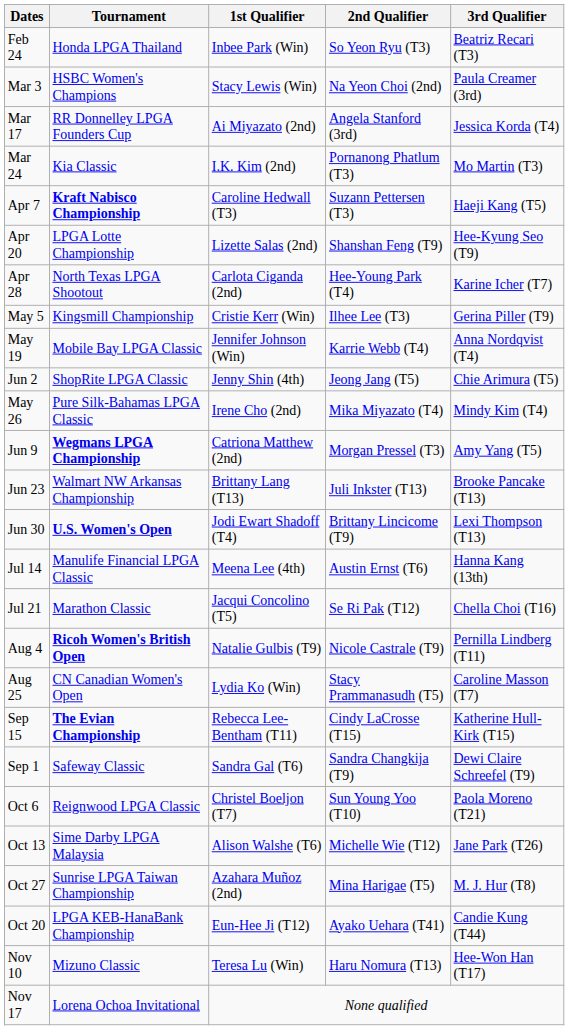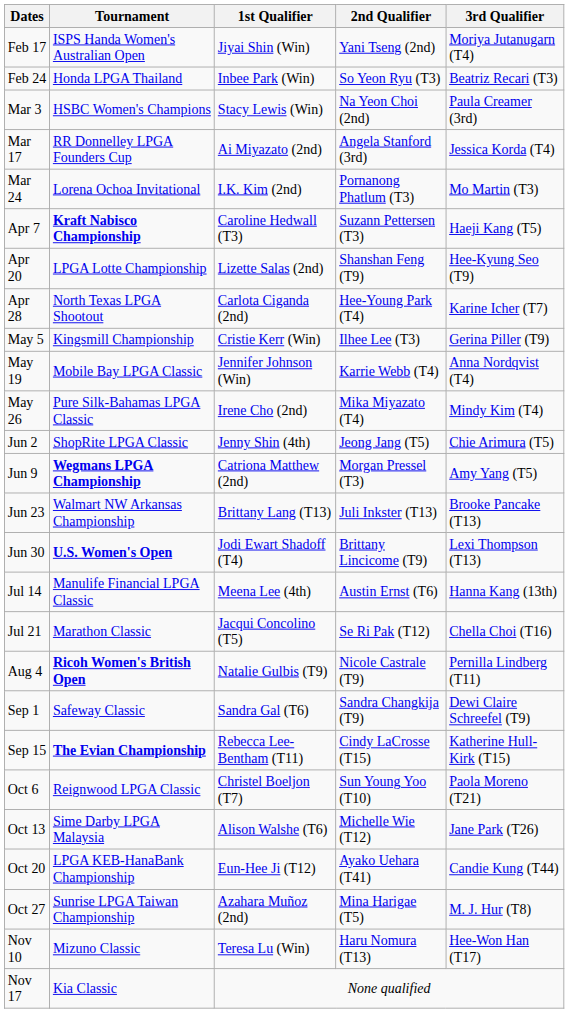+ row: (27, 47)
(85, 166) Kia Classic -> (127, 189) Lorena Ochoa Invitational
rows swapped: (21, 410) <-> (23, 379)
- row: (20, 687)
rows swapped: (23, 767) <-> (18, 727)
rows swapped: (27, 925) <-> (27, 886)
(126, 1004) Lorena Ochoa Invitational -> (85, 988) Kia Classic
